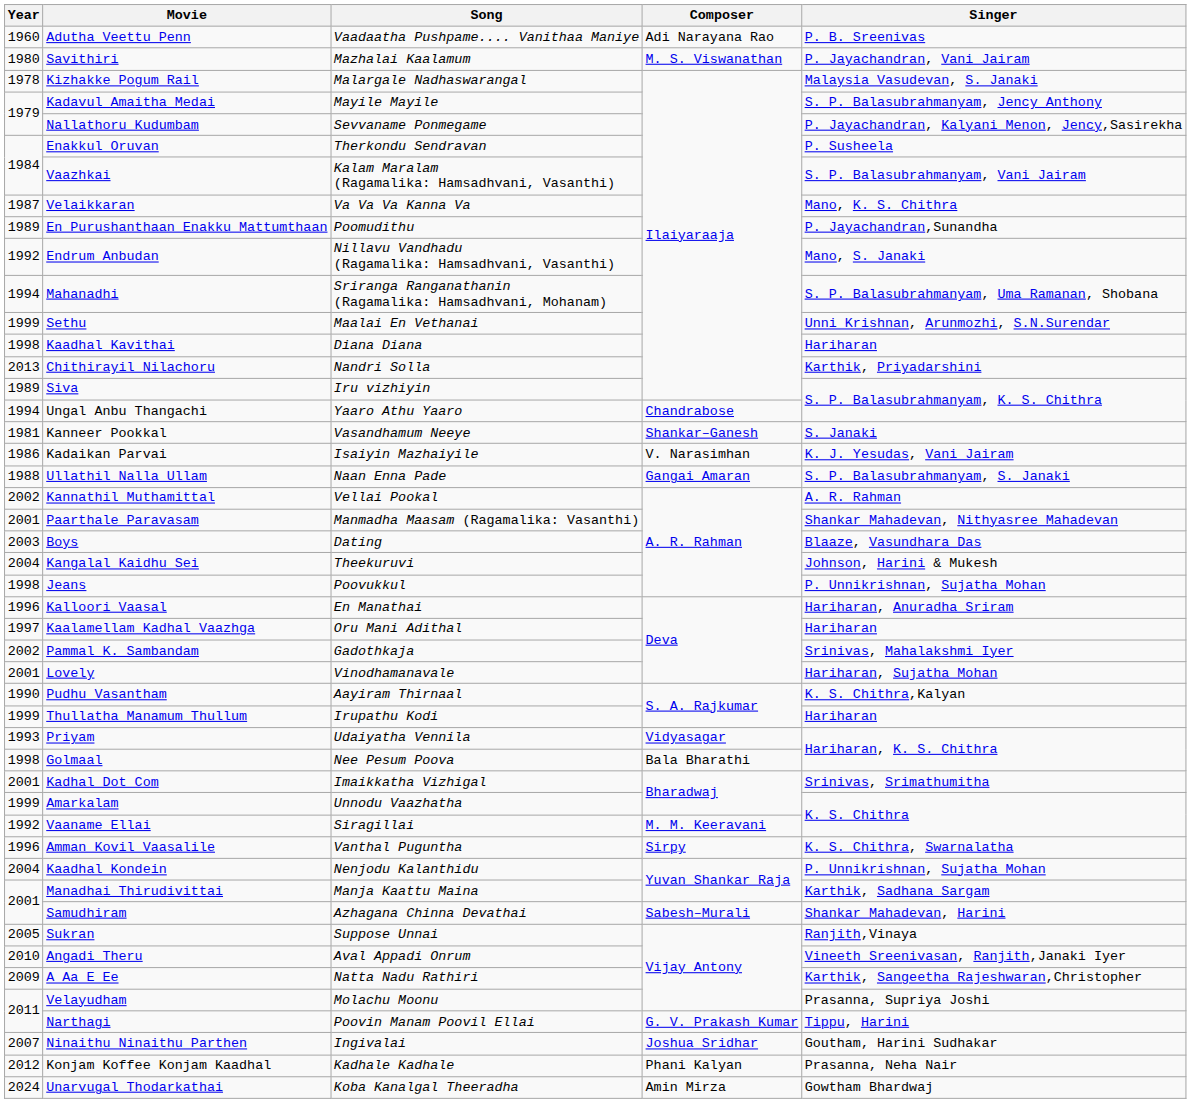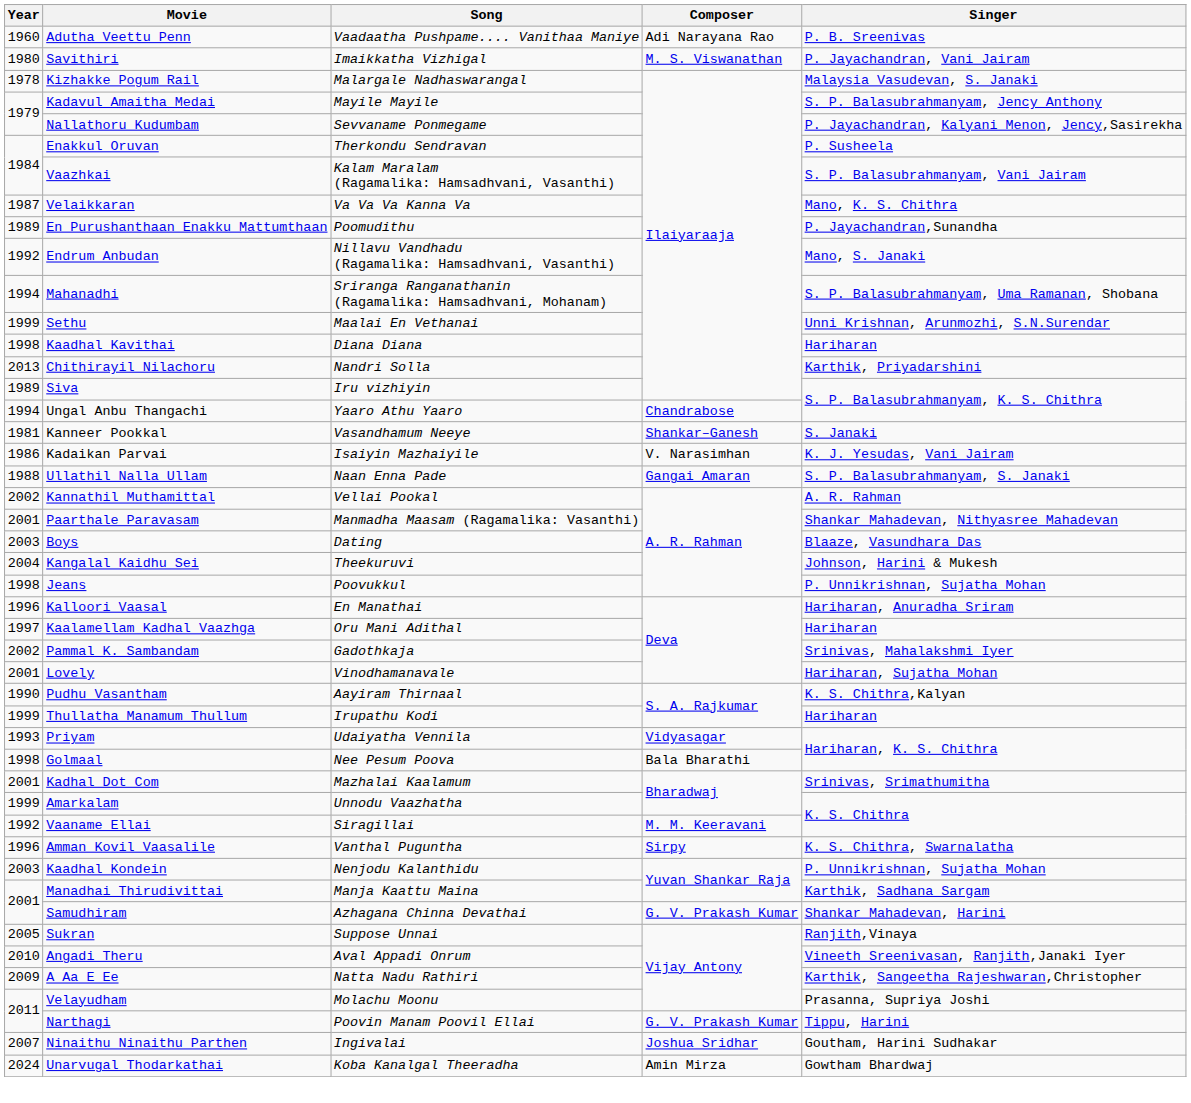(402, 59) Mazhalai Kaalamum -> (410, 59) Imaikkatha Vizhigal
(410, 782) Imaikkatha Vizhigal -> (402, 782) Mazhalai Kaalamum
(24, 869) 2004 -> (24, 869) 2003
(698, 913) Sabesh–Murali -> (722, 913) G. V. Prakash Kumar
- row: (159, 1066)
